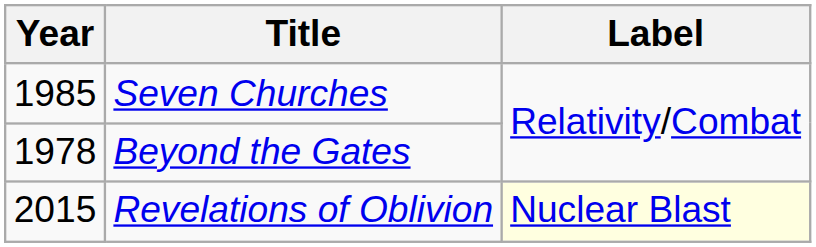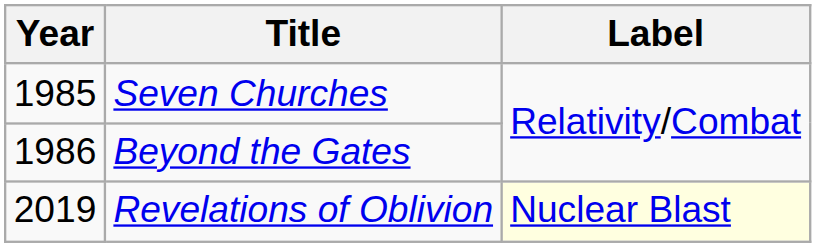(55, 151) 1978 -> (55, 151) 1986
(55, 210) 2015 -> (55, 210) 2019
